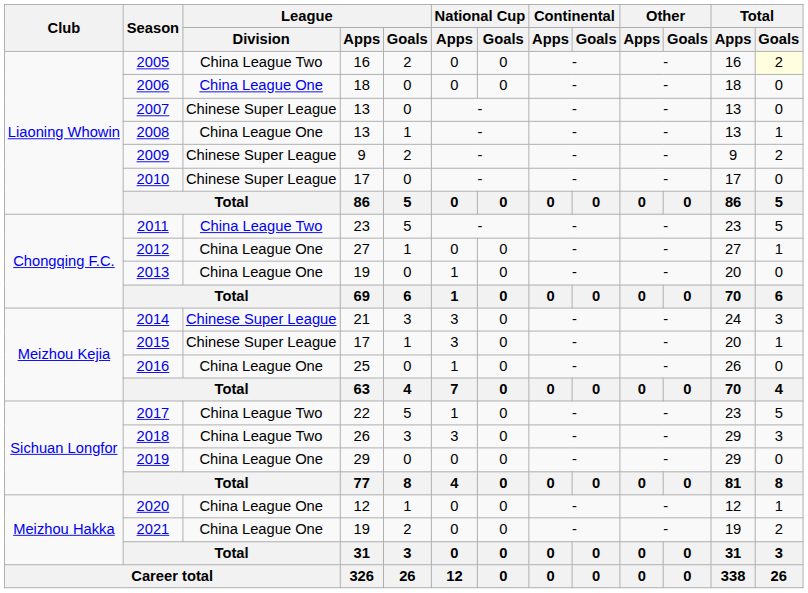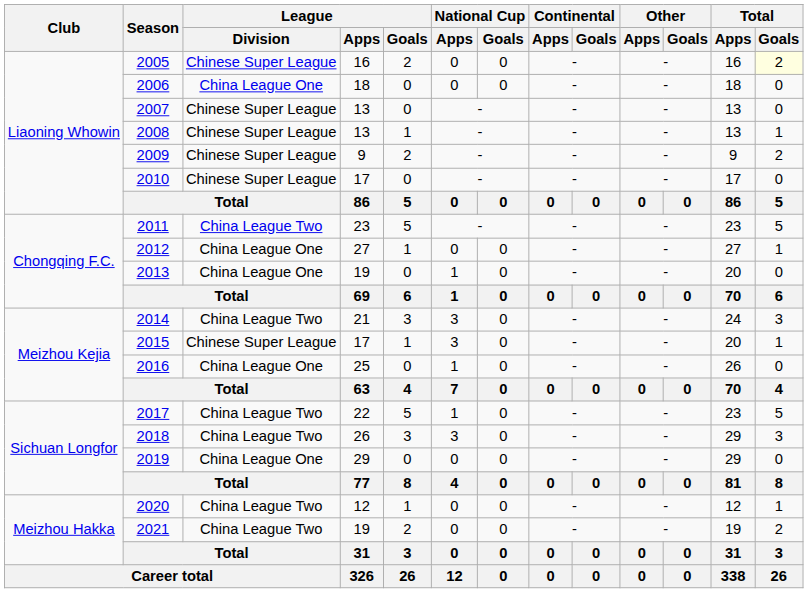(261, 62) China League Two -> (261, 62) Chinese Super League
(261, 132) China League One -> (261, 132) Chinese Super League
(261, 319) Chinese Super League -> (261, 319) China League Two
(261, 506) China League One -> (261, 506) China League Two
(261, 529) China League One -> (261, 529) China League Two
